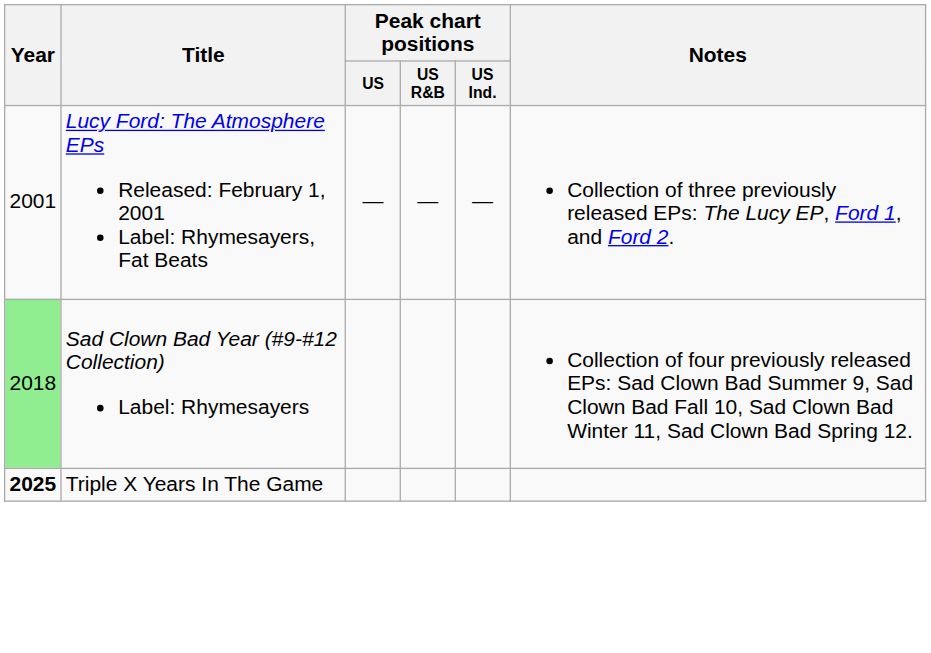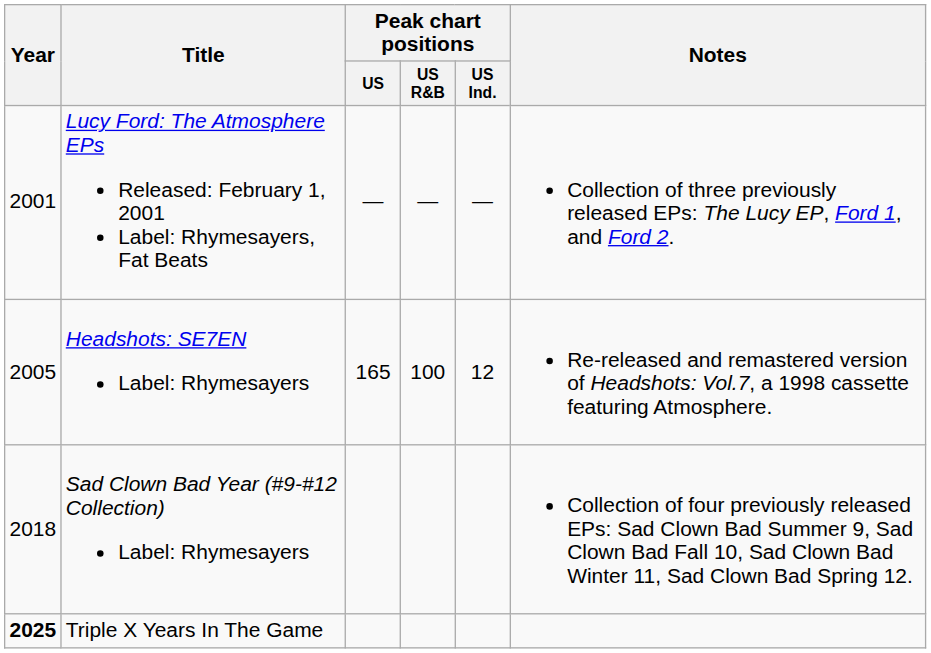+ row: (203, 361)
(33, 383) lightgreen background -> (33, 529) no background
